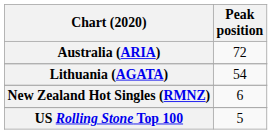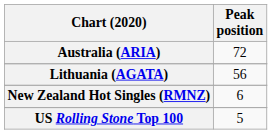(240, 74) 54 -> (240, 74) 56
